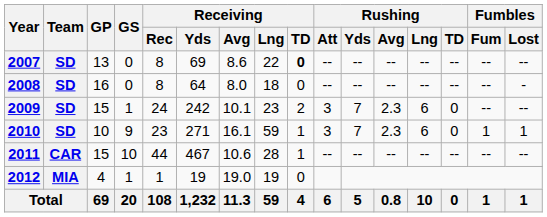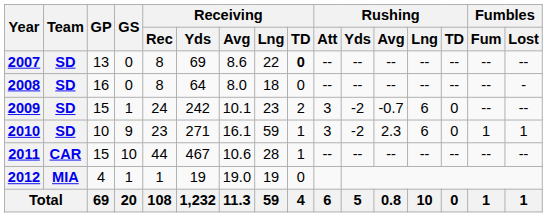(358, 108) 7 -> (358, 108) -2
(391, 108) 2.3 -> (391, 108) -0.7
(358, 131) 7 -> (358, 131) -2
